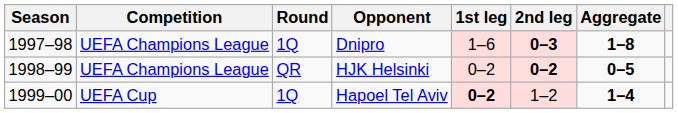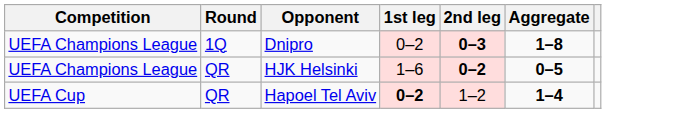- column: (40, 18)
(481, 44) 1–6 -> (410, 44) 0–2
(481, 70) 0–2 -> (410, 70) 1–6
(287, 96) 1Q -> (217, 96) QR
